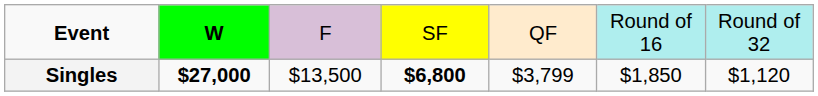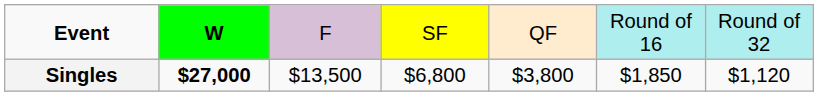(435, 75) bold -> (435, 75) normal
(543, 75) $3,799 -> (543, 75) $3,800
